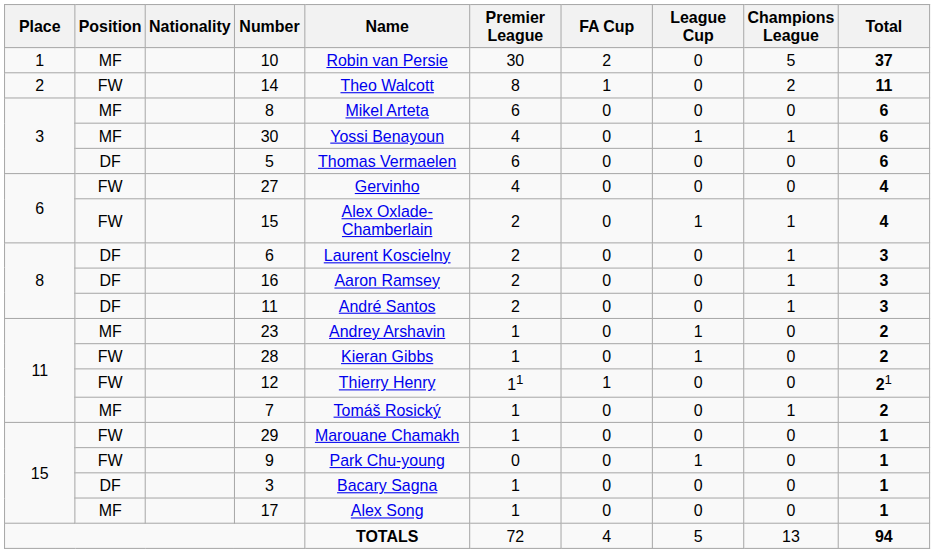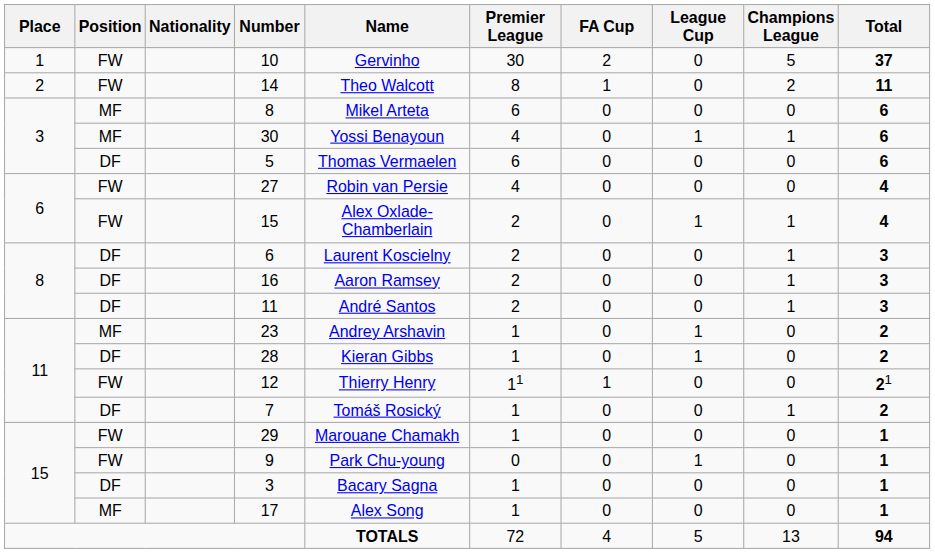(110, 60) MF -> (110, 60) FW
(387, 60) Robin van Persie -> (387, 60) Gervinho
(387, 187) Gervinho -> (387, 187) Robin van Persie
(110, 356) FW -> (110, 356) DF
(110, 410) MF -> (110, 410) DF
